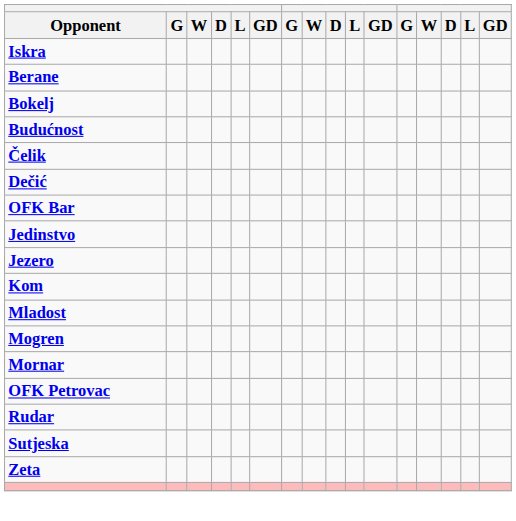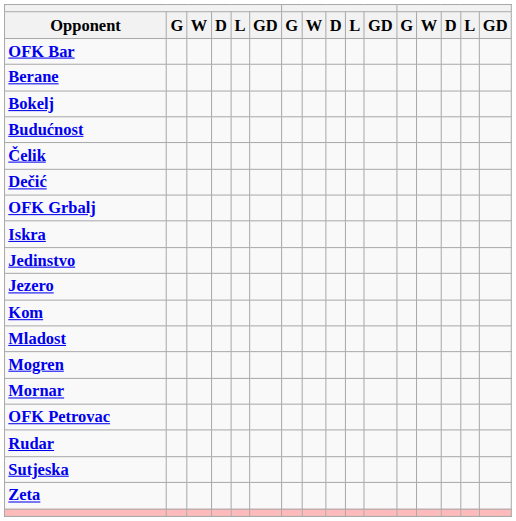rows swapped: (41, 208) <-> (27, 51)
+ row: (52, 208)
